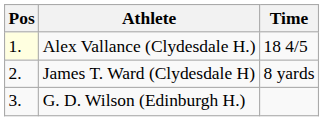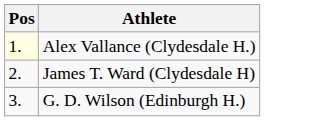- column: (289, 18)
